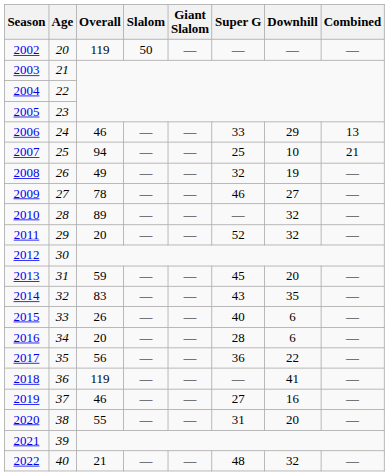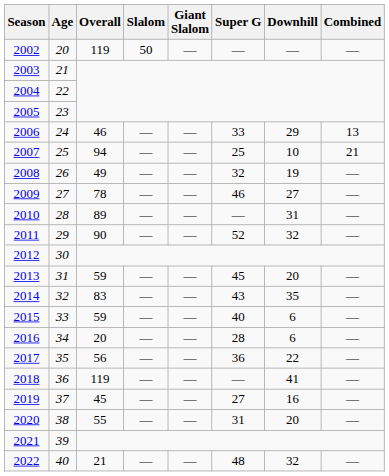(293, 214) 32 -> (293, 214) 31
(100, 234) 20 -> (100, 234) 90
(100, 317) 26 -> (100, 317) 59
(100, 399) 46 -> (100, 399) 45
